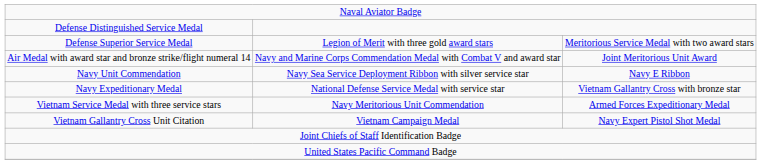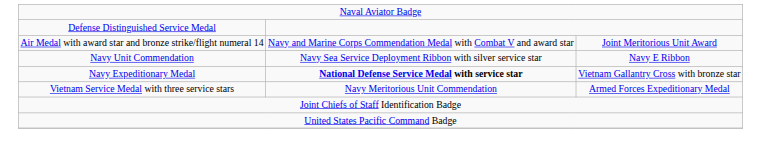- row: (129, 43)
(408, 89) normal -> (421, 74) bold
- row: (129, 120)
